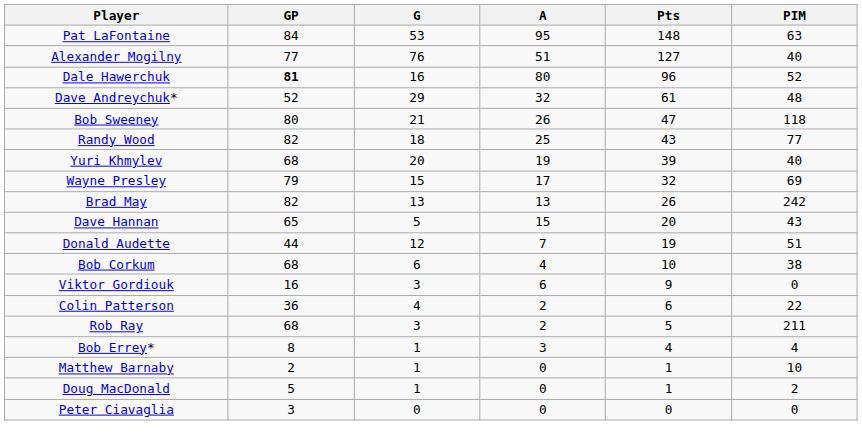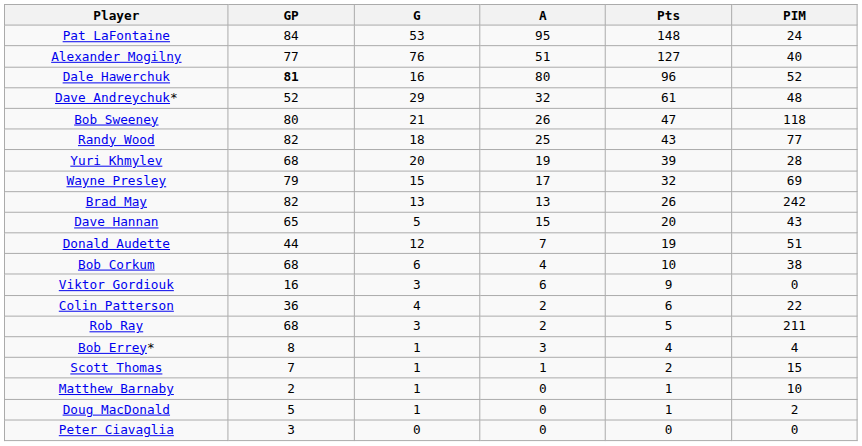(794, 36) 63 -> (794, 36) 24
(794, 160) 40 -> (794, 160) 28
+ row: (116, 368)
